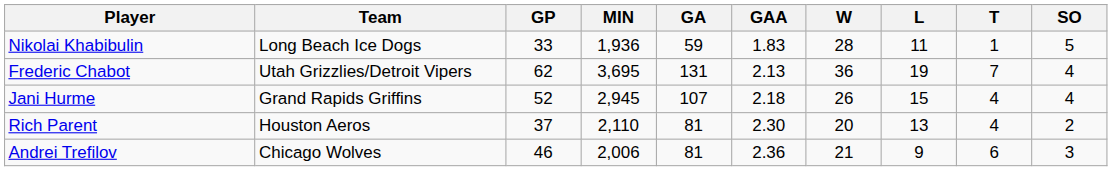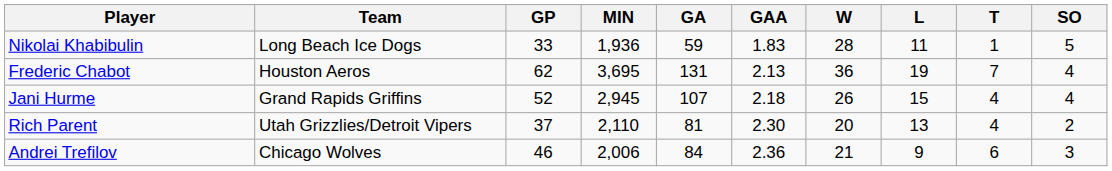(365, 71) Utah Grizzlies/Detroit Vipers -> (315, 71) Houston Aeros
(315, 125) Houston Aeros -> (365, 125) Utah Grizzlies/Detroit Vipers
(694, 152) 81 -> (694, 152) 84
